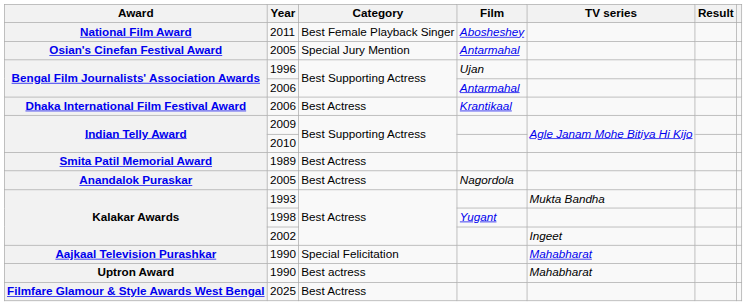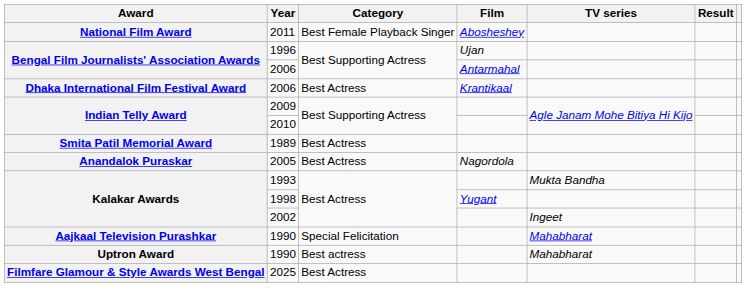- row: (136, 50)
